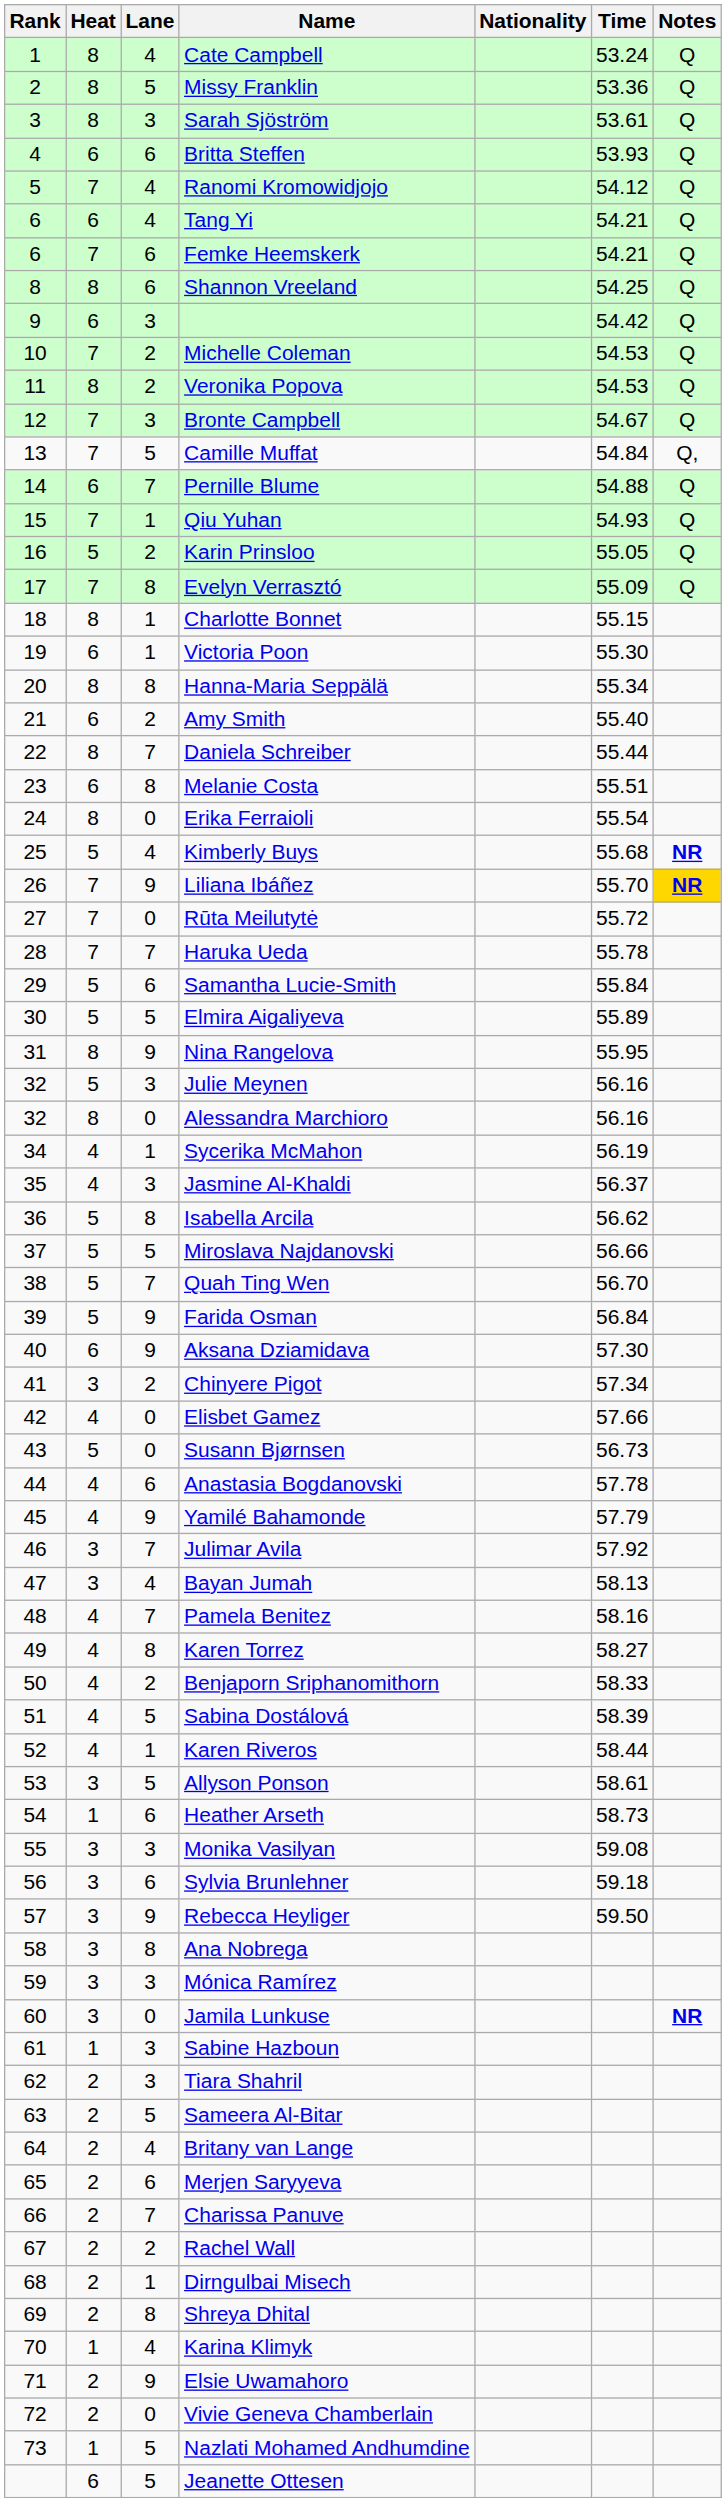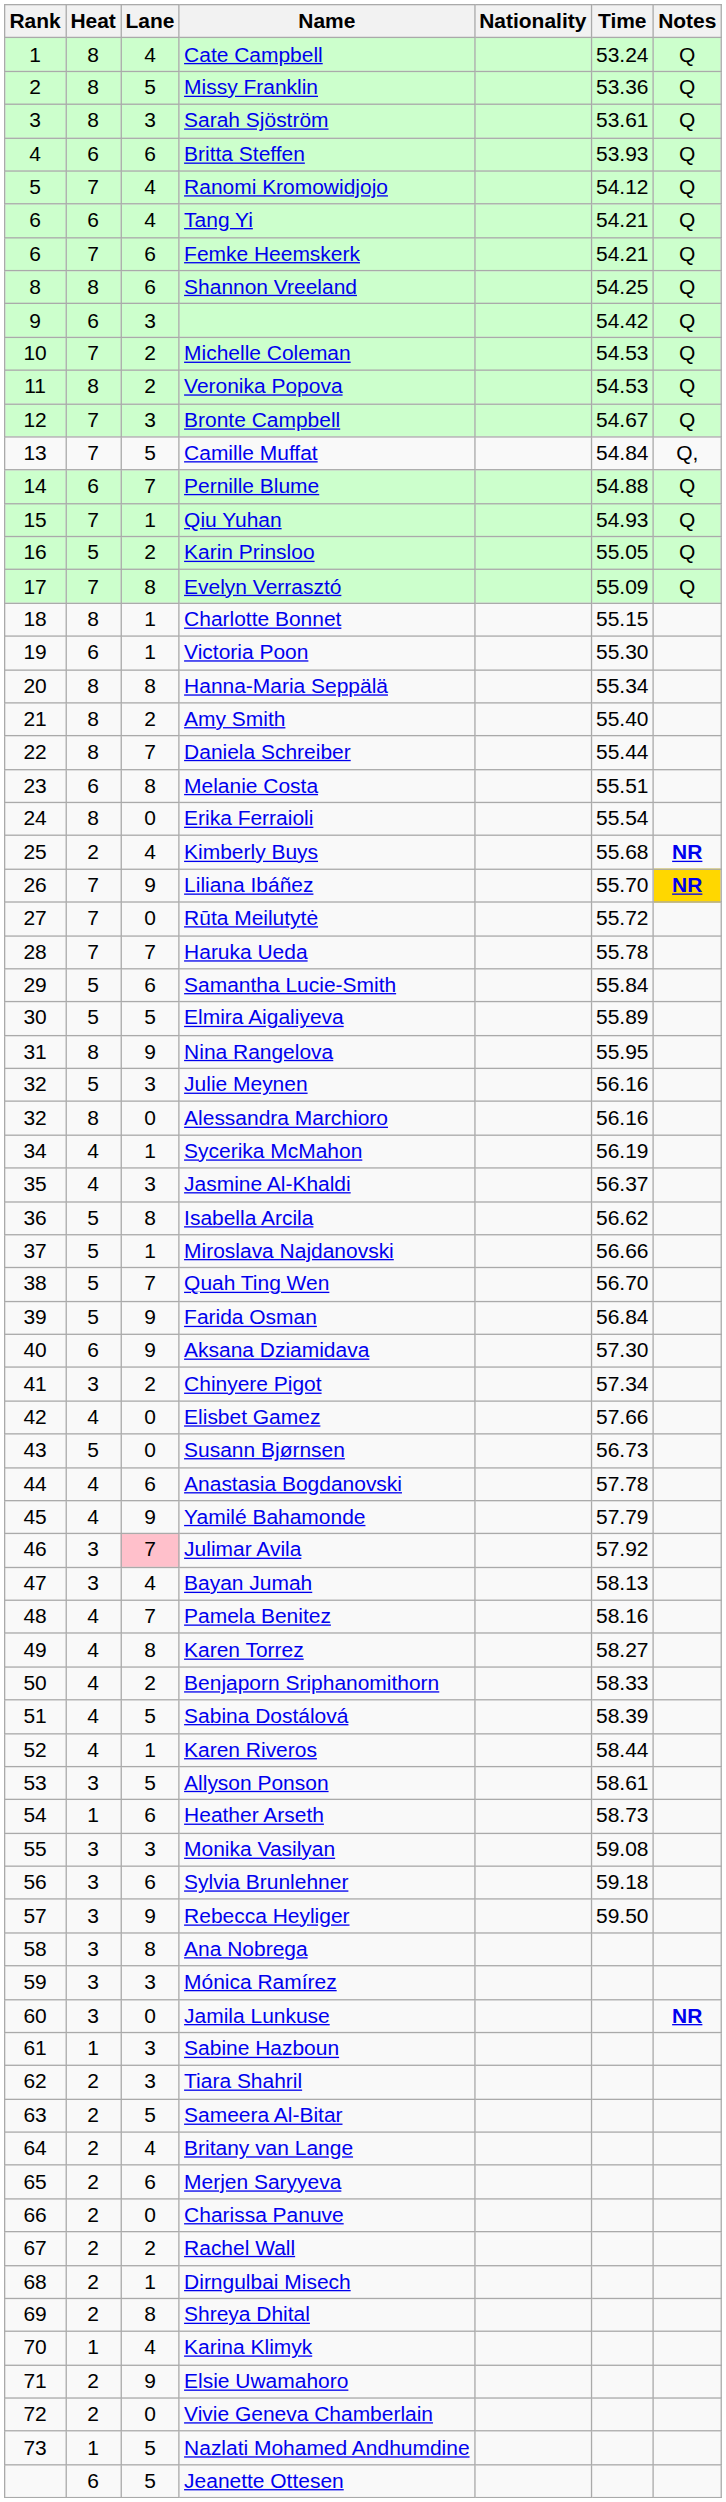(93, 719) 6 -> (93, 719) 8
(93, 852) 5 -> (93, 852) 2
(150, 1251) 5 -> (150, 1251) 1
(150, 1550) no background -> (150, 1550) pink background
(150, 2215) 7 -> (150, 2215) 0
